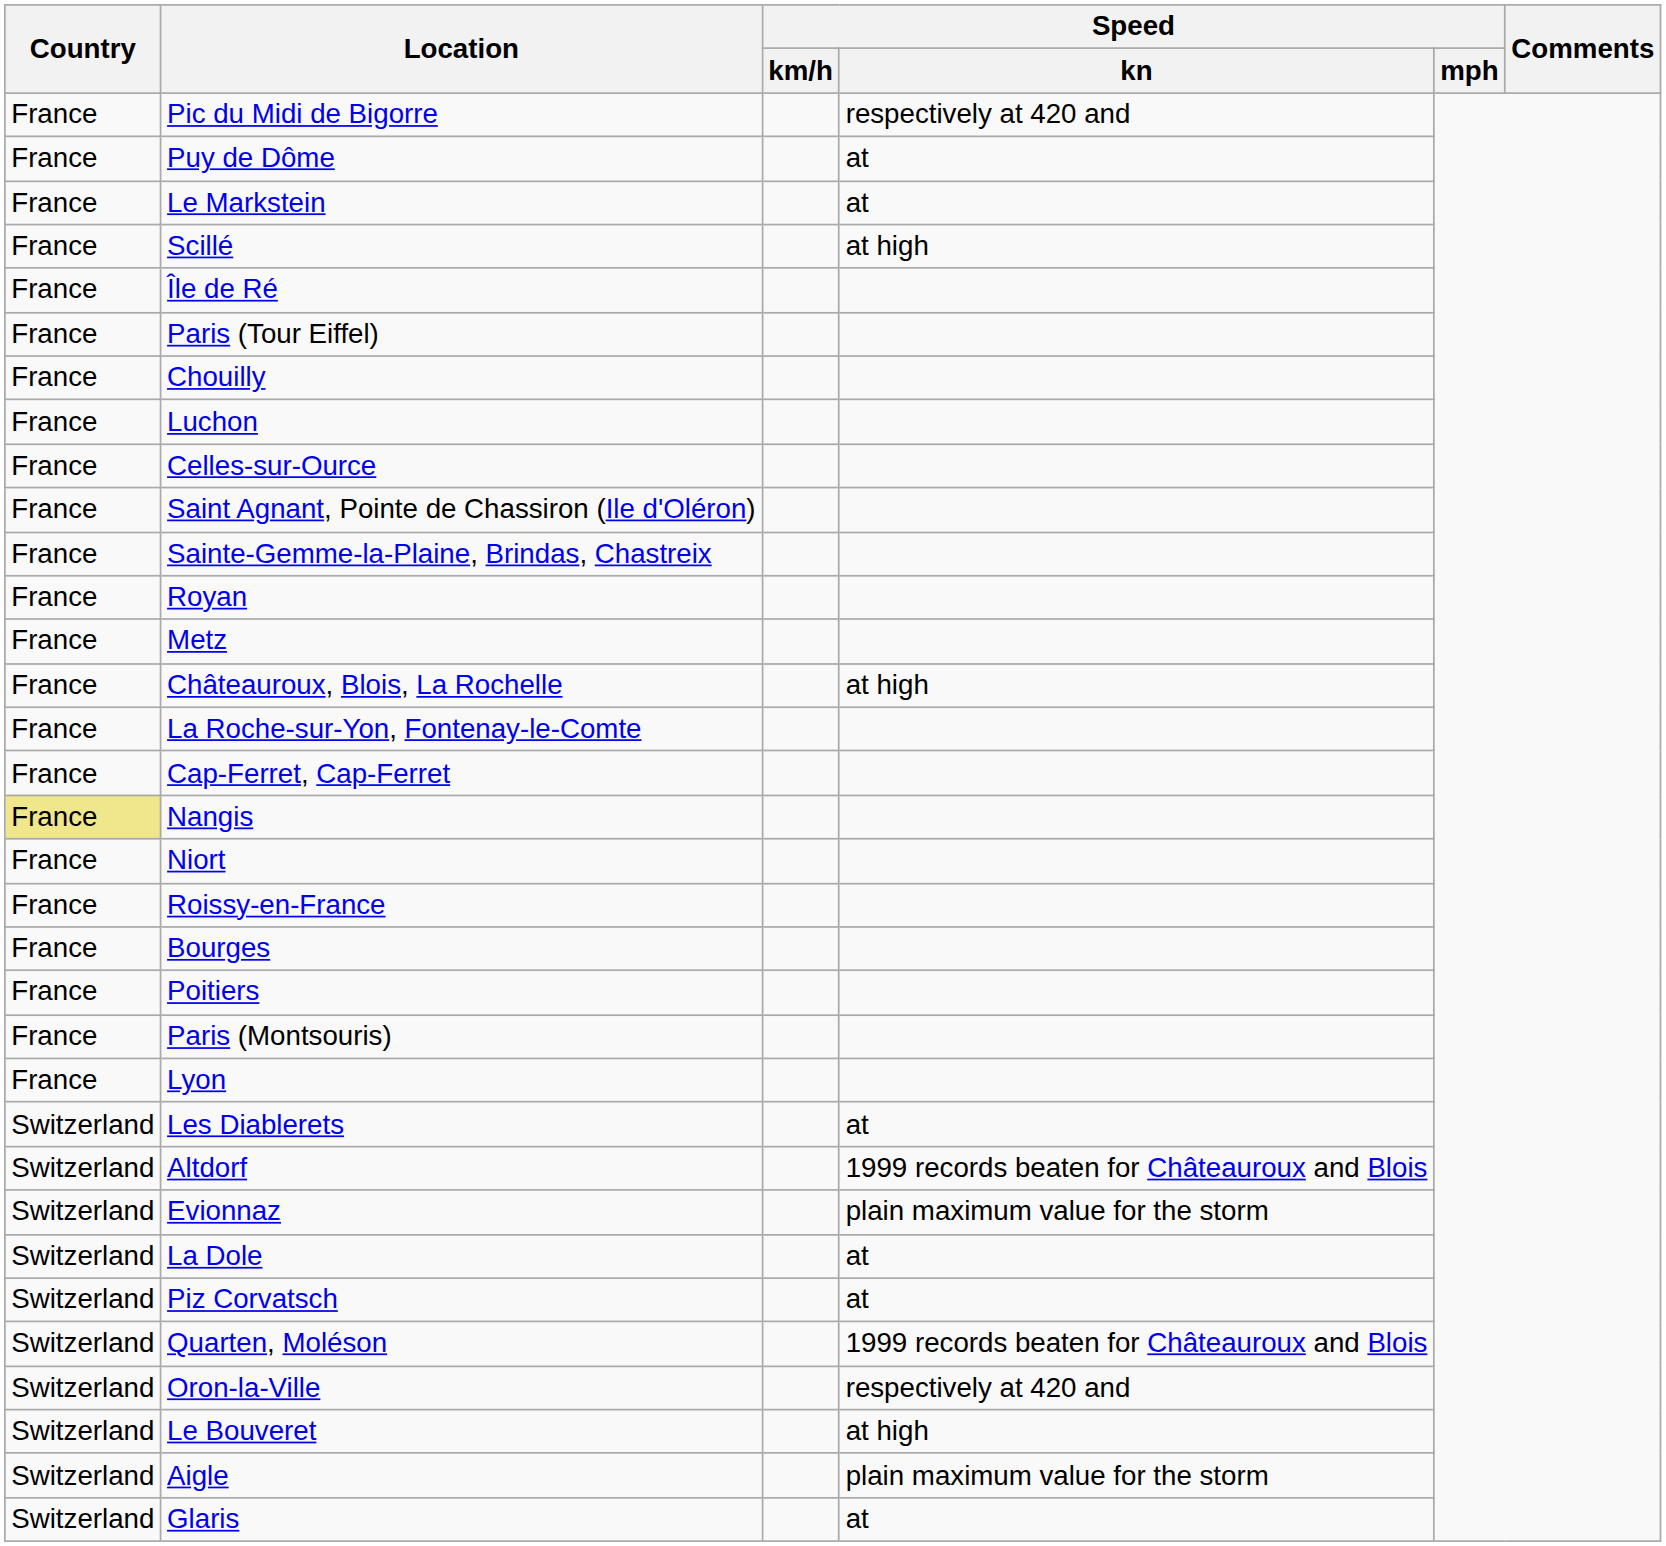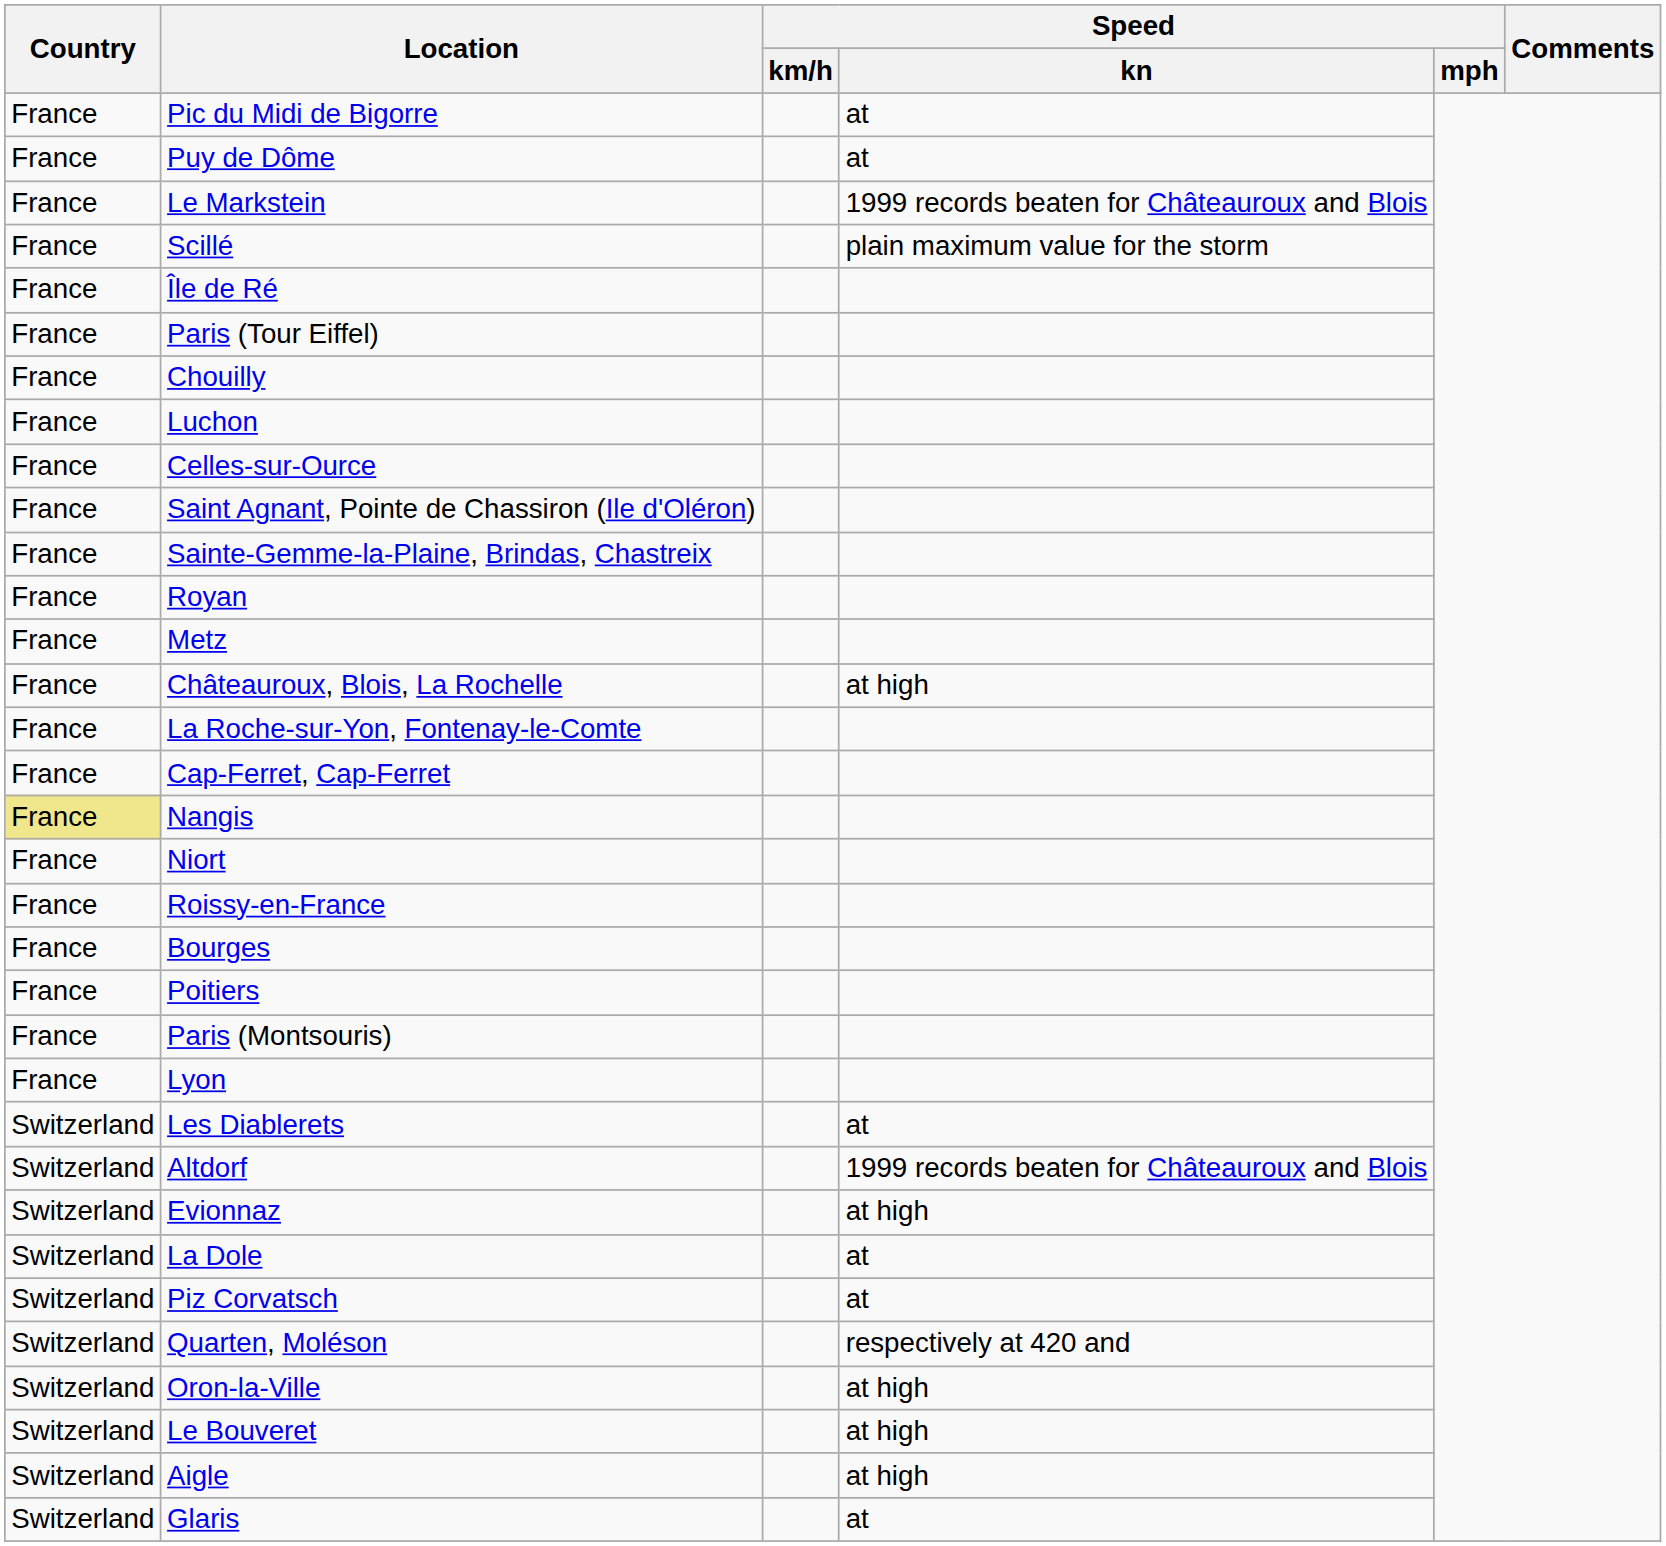(988, 114) respectively at 420 and -> (857, 114) at
(857, 202) at -> (1137, 202) 1999 records beaten for Châteauroux and Blois
(887, 245) at high -> (1057, 245) plain maximum value for the storm
(1057, 1211) plain maximum value for the storm -> (887, 1211) at high
(1137, 1343) 1999 records beaten for Châteauroux and Blois -> (988, 1343) respectively at 420 and
(988, 1387) respectively at 420 and -> (887, 1387) at high
(1057, 1475) plain maximum value for the storm -> (887, 1475) at high
